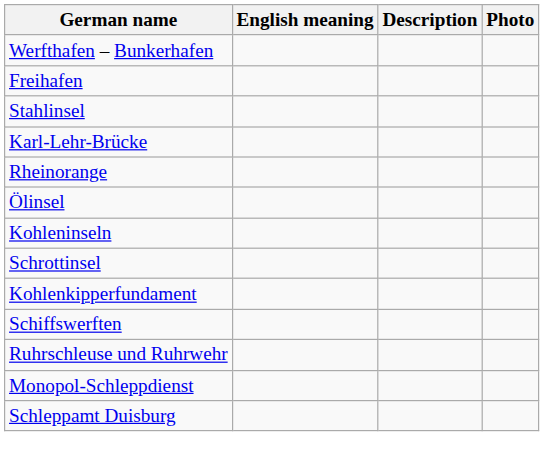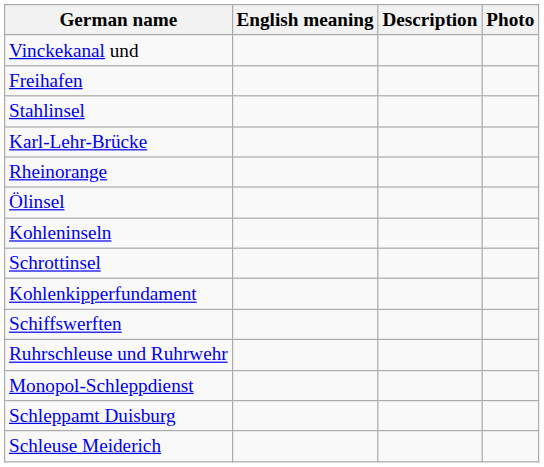- row: (111, 50)
+ row: (74, 50)
+ row: (85, 446)
